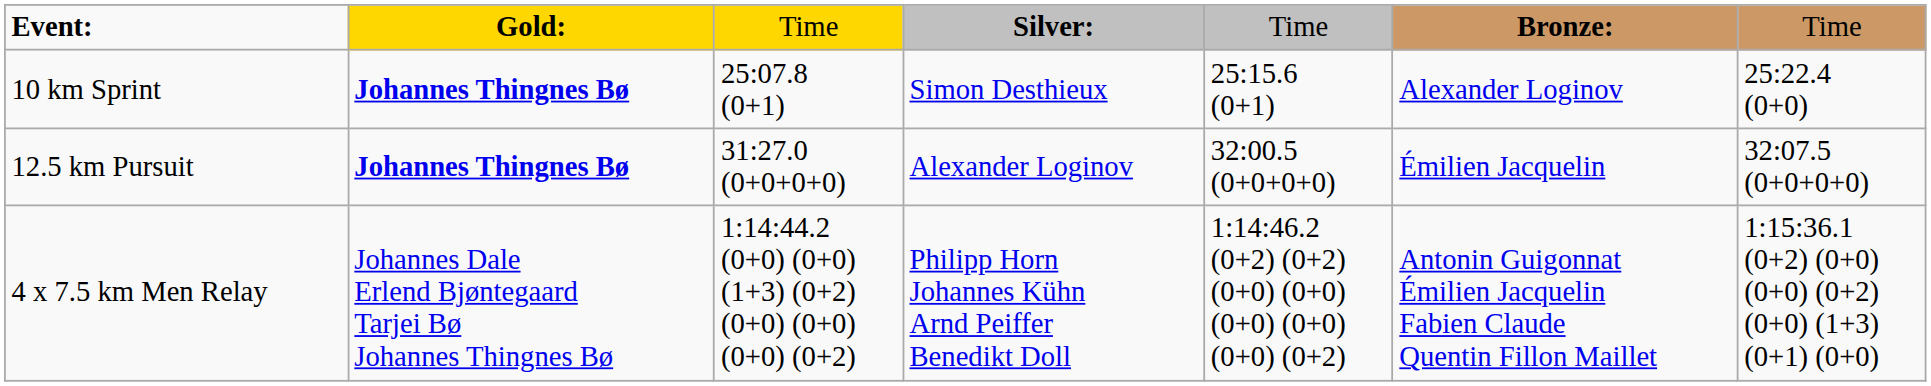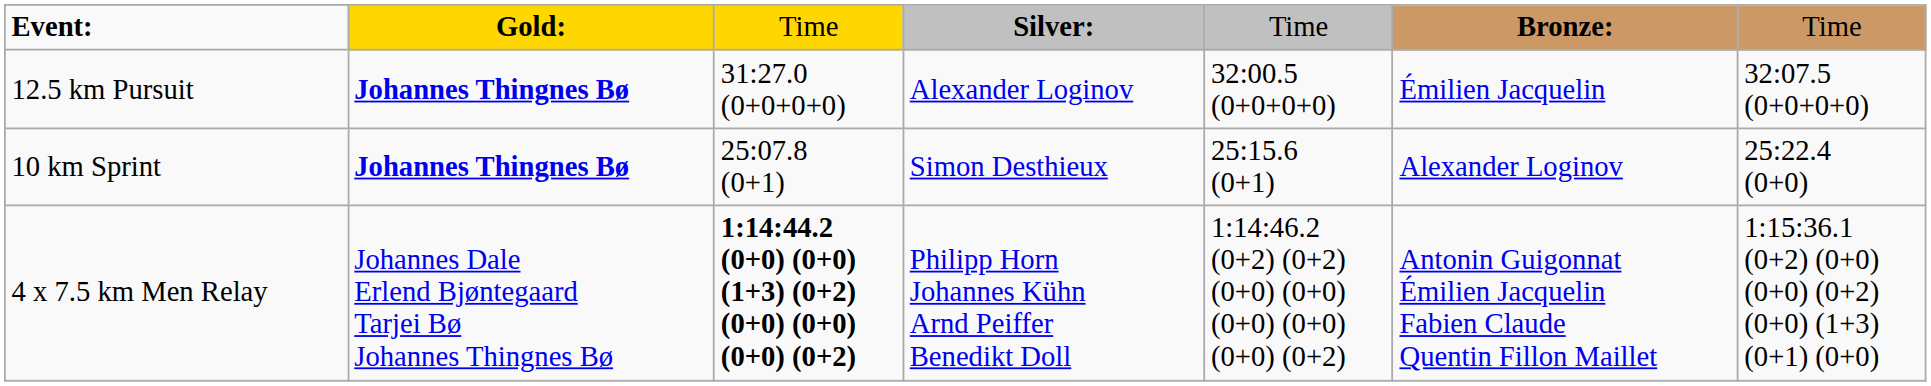rows swapped: (86, 88) <-> (103, 166)
(788, 292) normal -> (788, 292) bold
